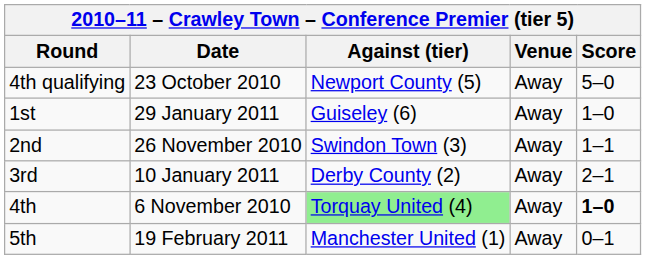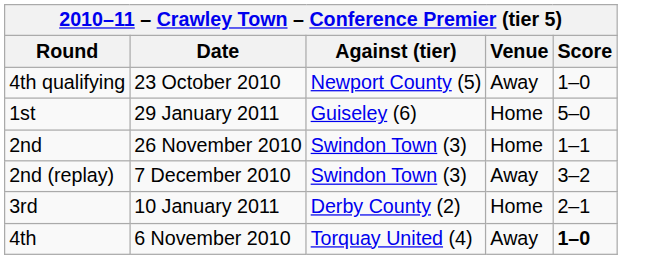(598, 82) 5–0 -> (574, 82) 1–0
(538, 113) Away -> (517, 113) Home
(598, 113) 1–0 -> (574, 113) 5–0
(538, 144) Away -> (517, 144) Home
+ row: (62, 176)
(538, 176) Away -> (517, 207) Home
(392, 207) lightgreen background -> (392, 238) no background
- row: (23, 238)
